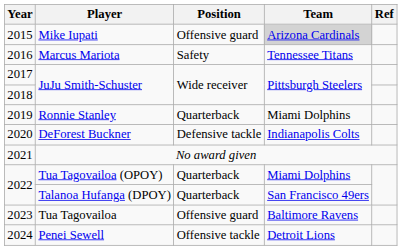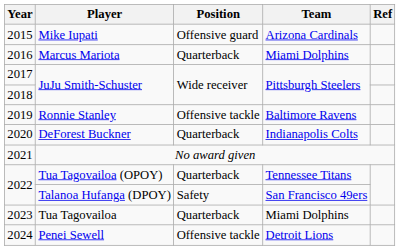(313, 34) lightgrey background -> (312, 34) no background
(193, 54) Safety -> (208, 54) Quarterback
(310, 54) Tennessee Titans -> (307, 54) Miami Dolphins
(208, 114) Quarterback -> (218, 114) Offensive tackle
(309, 114) Miami Dolphins -> (311, 114) Baltimore Ravens
(219, 134) Defensive tackle -> (208, 134) Quarterback
(309, 174) Miami Dolphins -> (308, 174) Tennessee Titans
(208, 194) Quarterback -> (193, 194) Safety
(218, 214) Offensive guard -> (208, 214) Quarterback
(313, 214) Baltimore Ravens -> (307, 214) Miami Dolphins
